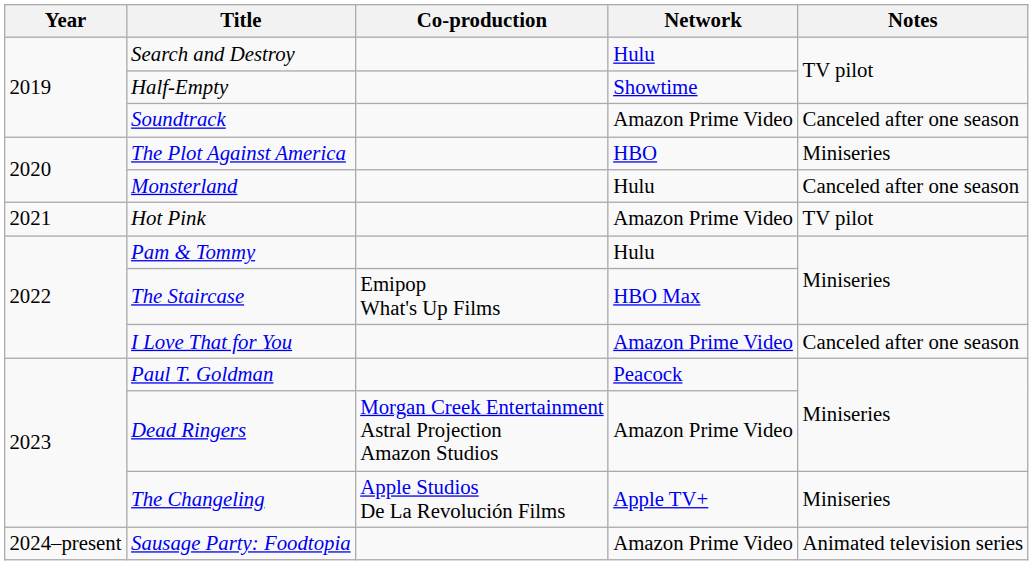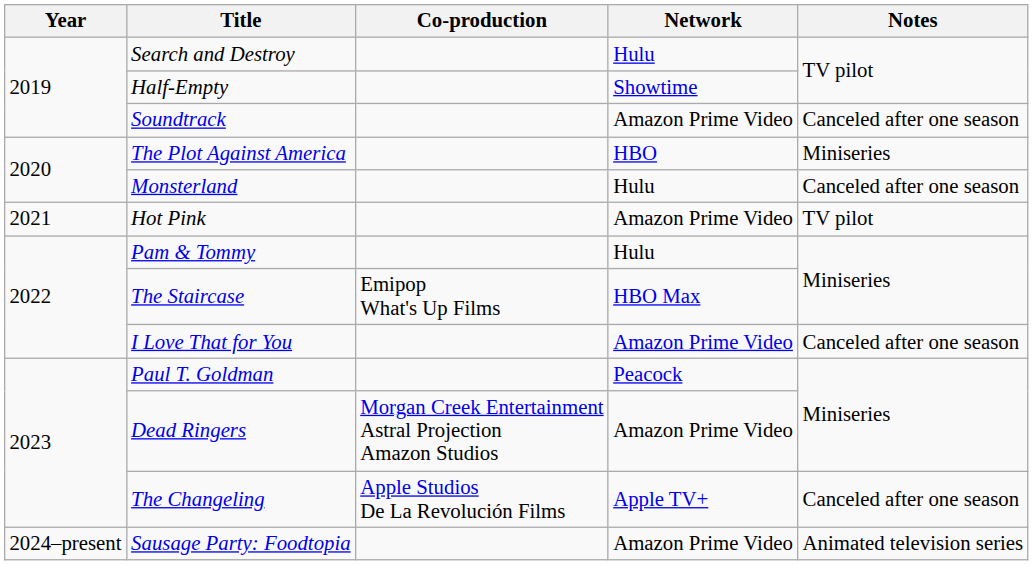(846, 498) Miniseries -> (911, 498) Canceled after one season
